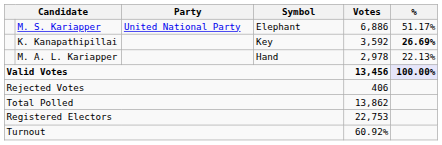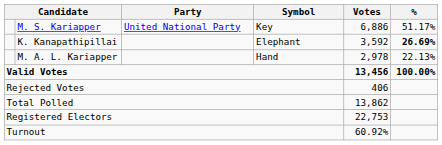(278, 27) Elephant -> (264, 27) Key
(264, 42) Key -> (278, 42) Elephant
(416, 72) lavender background -> (416, 72) no background
